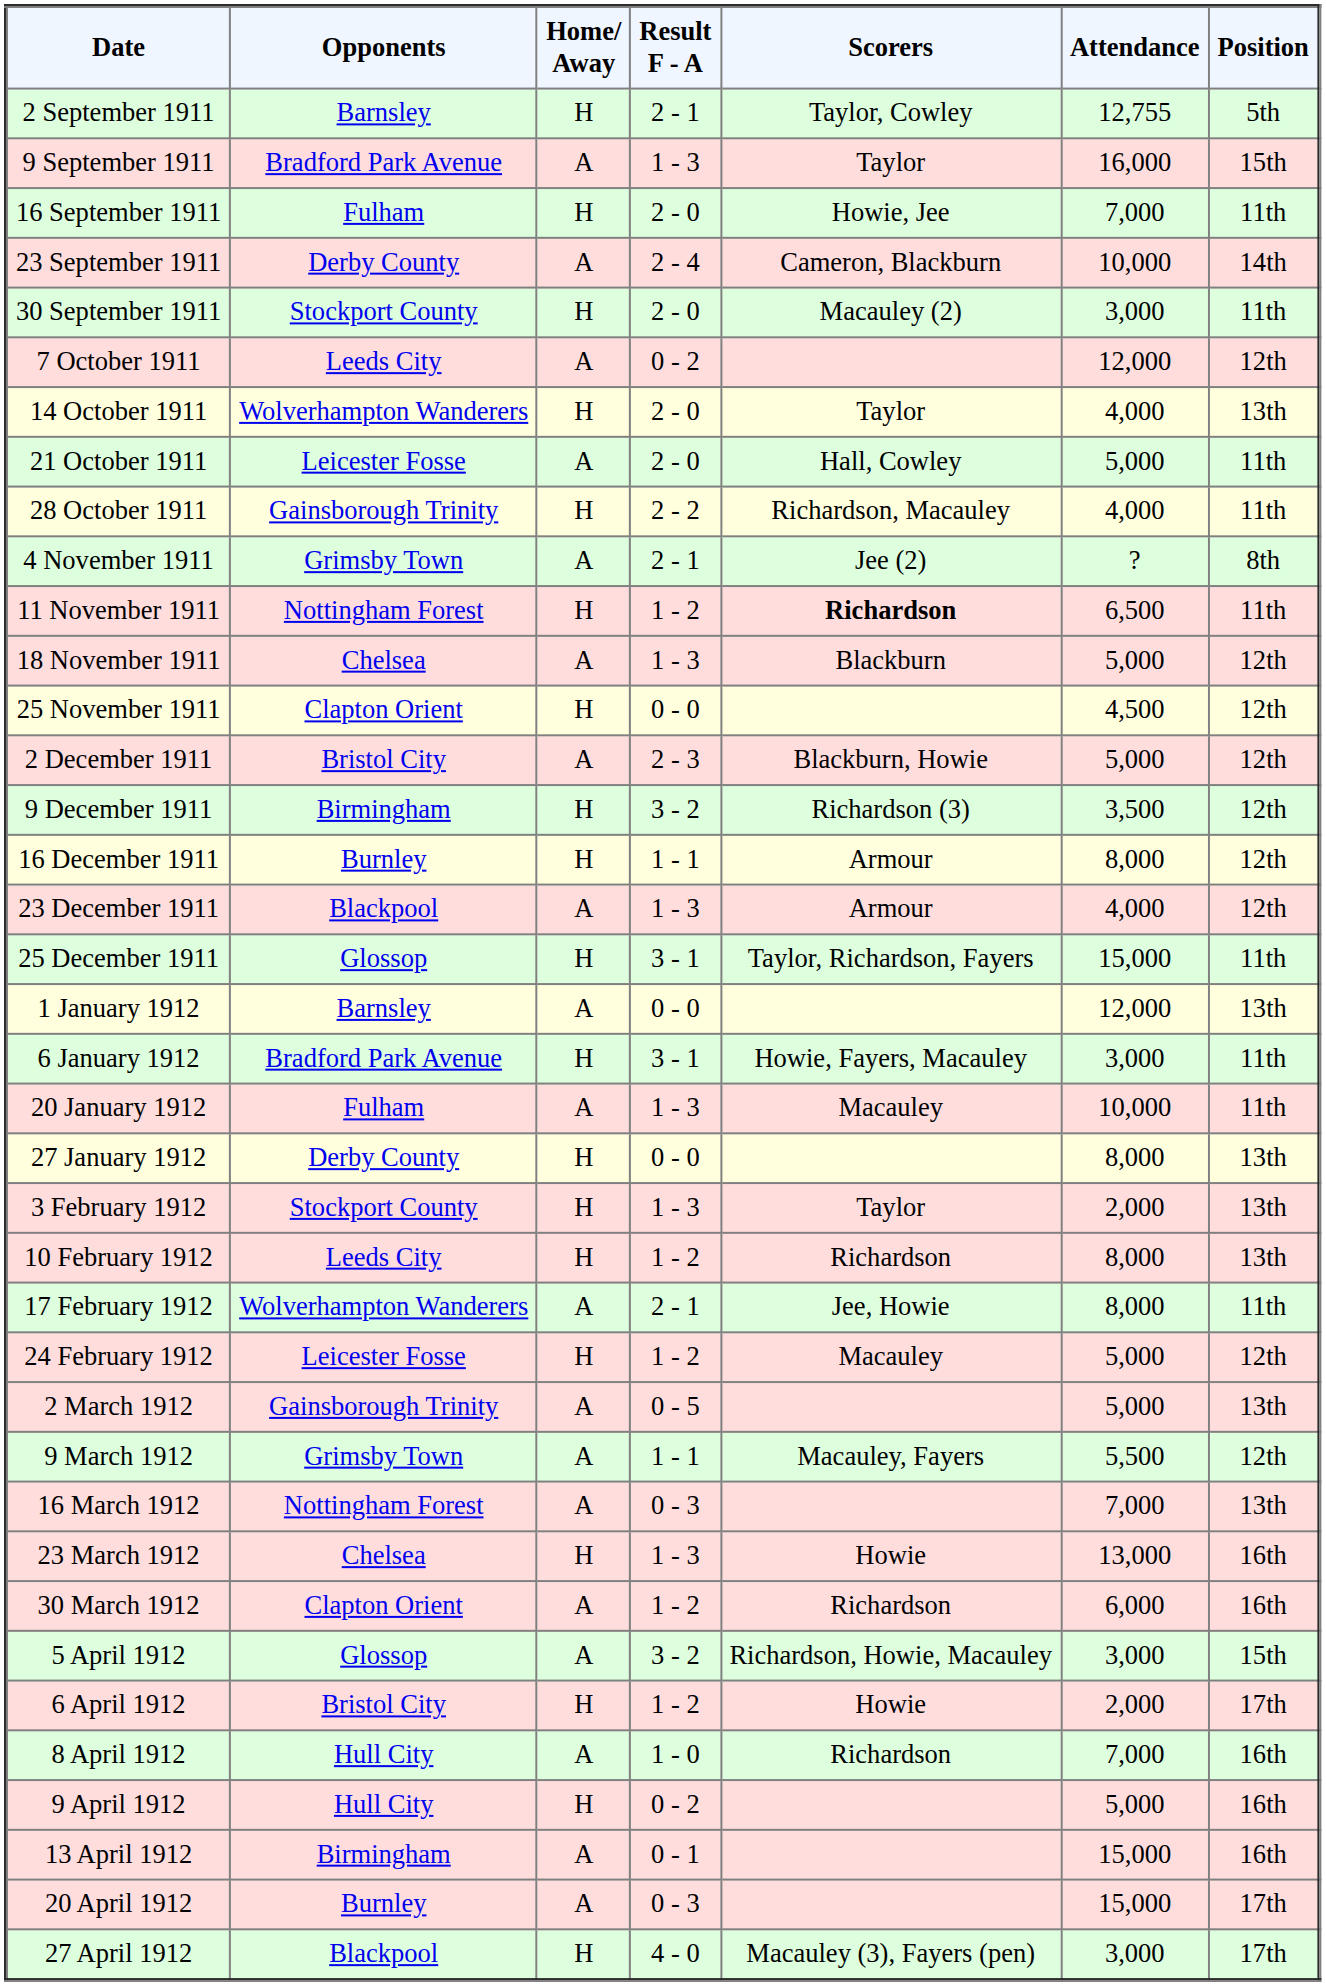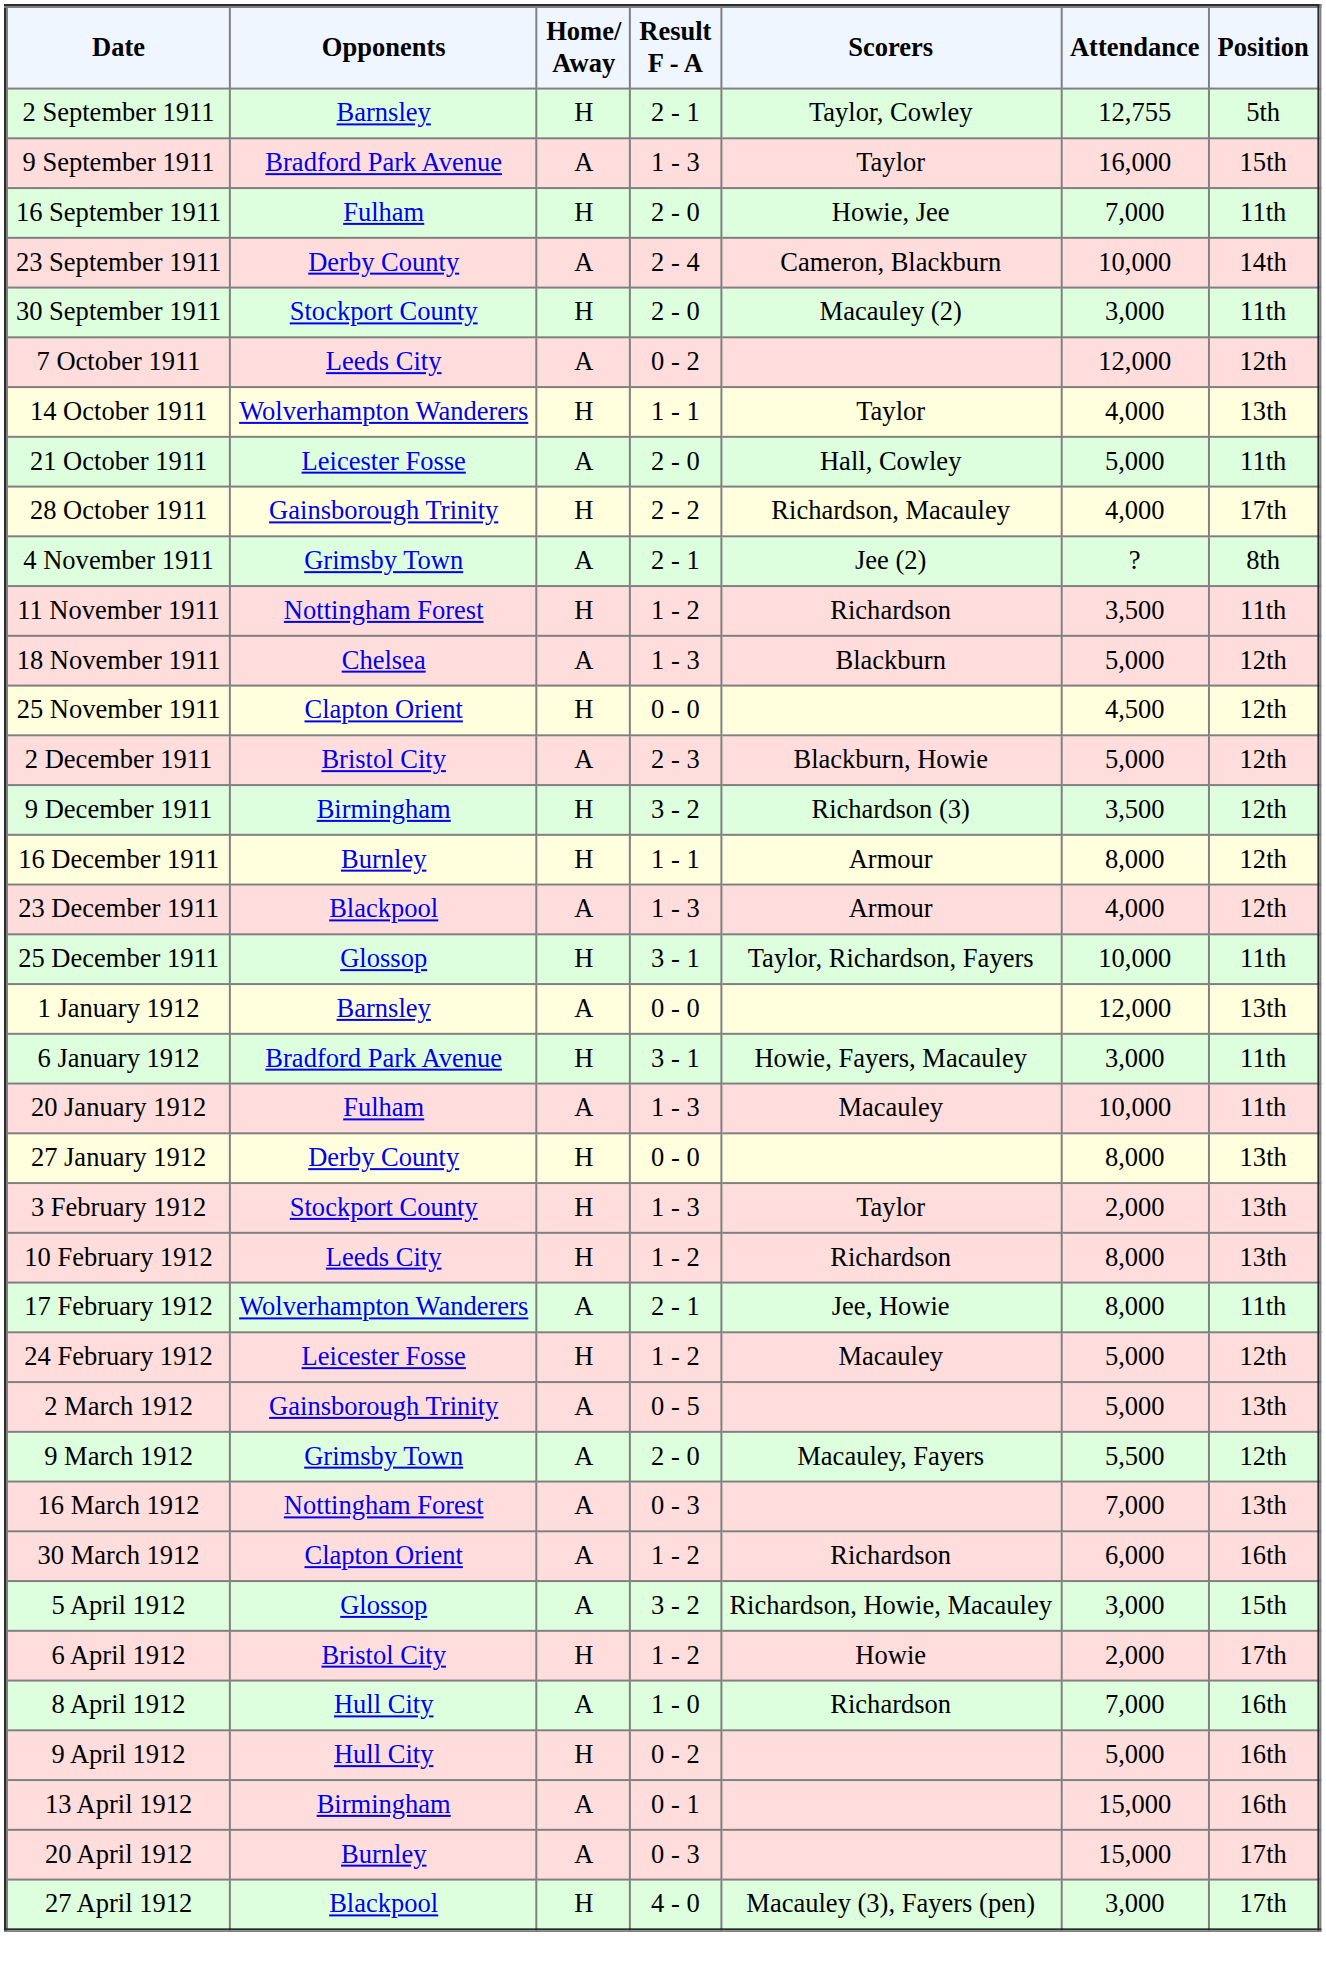(675, 411) 2 - 0 -> (675, 411) 1 - 1
(1263, 510) 11th -> (1263, 510) 17th
(891, 610) bold -> (891, 610) normal
(1135, 610) 6,500 -> (1135, 610) 3,500
(1135, 958) 15,000 -> (1135, 958) 10,000
(675, 1456) 1 - 1 -> (675, 1456) 2 - 0
- row: (119, 1555)
